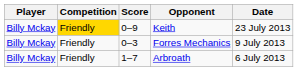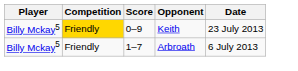(31, 27) Billy Mckay -> (33, 29) Billy Mckay5
- row: (192, 43)
(31, 58) Billy Mckay -> (33, 47) Billy Mckay5
